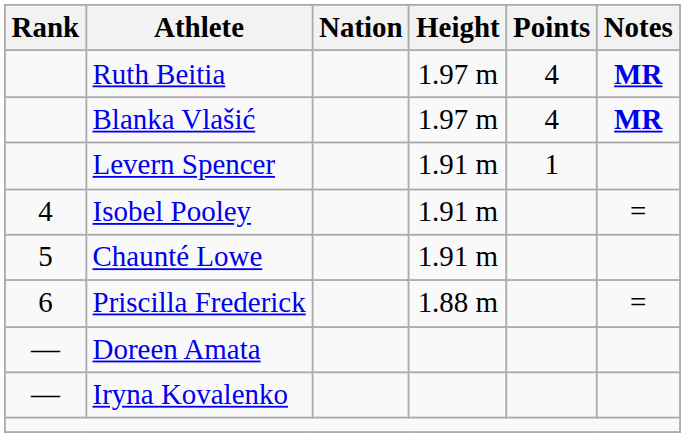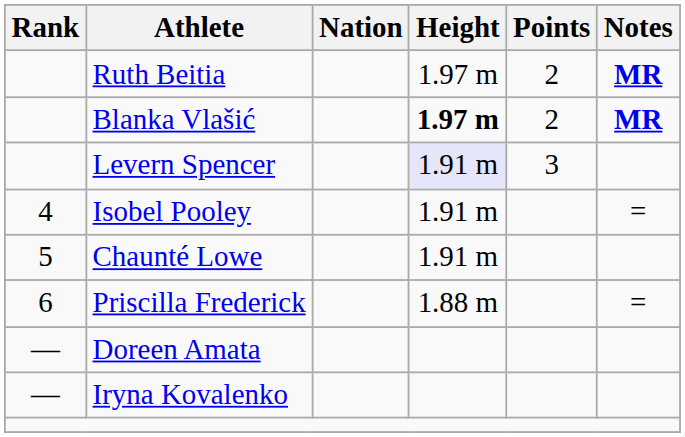(552, 73) 4 -> (552, 73) 2
(458, 119) normal -> (458, 119) bold
(552, 119) 4 -> (552, 119) 2
(458, 165) no background -> (458, 165) lavender background
(552, 165) 1 -> (552, 165) 3
